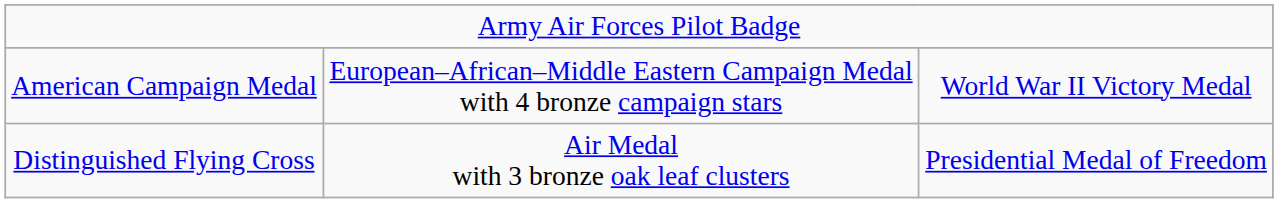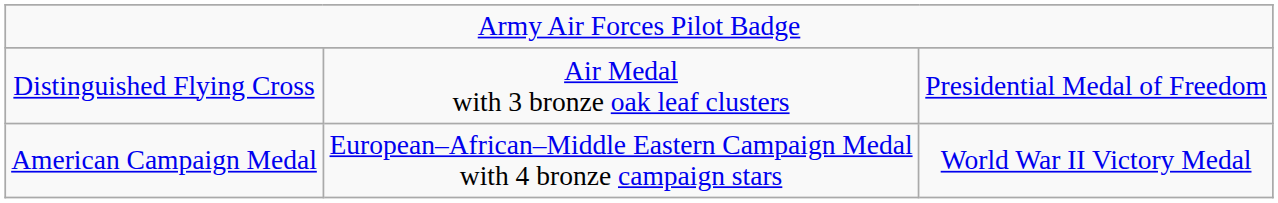rows swapped: (164, 160) <-> (164, 85)
